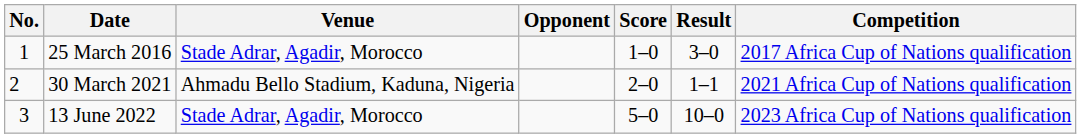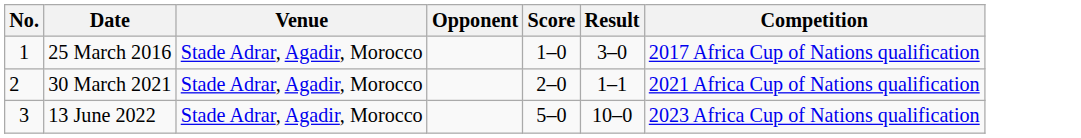(348, 84) Ahmadu Bello Stadium, Kaduna, Nigeria -> (302, 84) Stade Adrar, Agadir, Morocco
